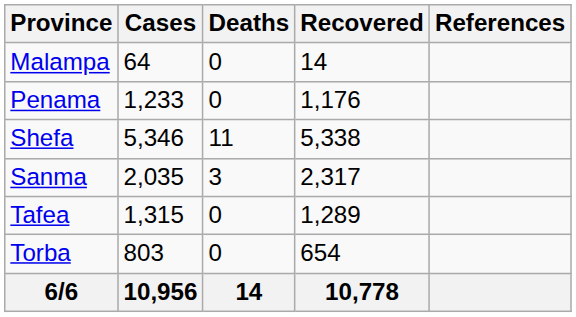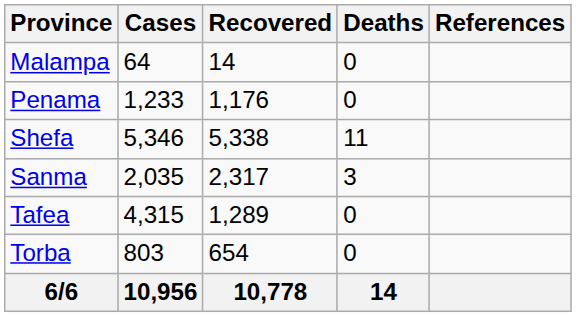columns swapped: (362, 23) <-> (249, 23)
(154, 215) 1,315 -> (154, 215) 4,315
